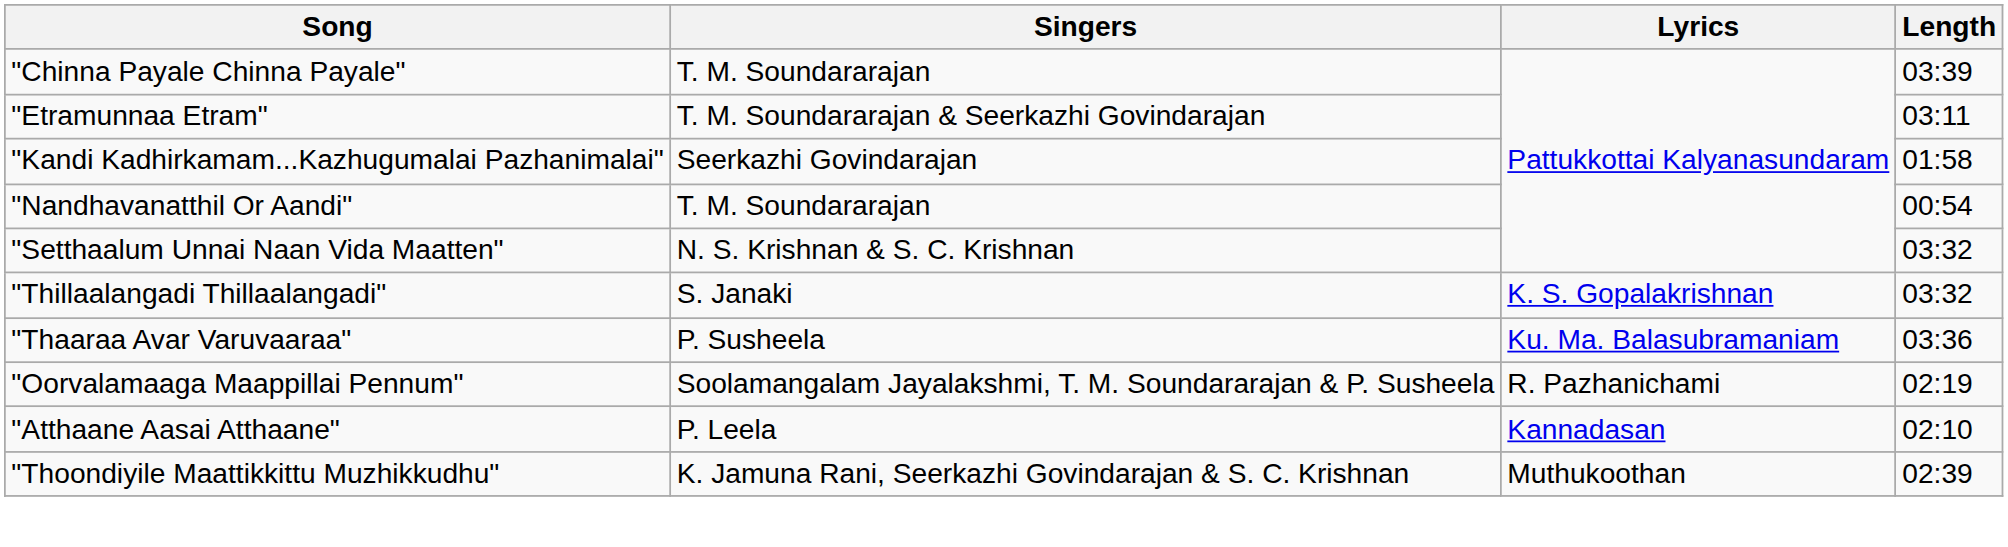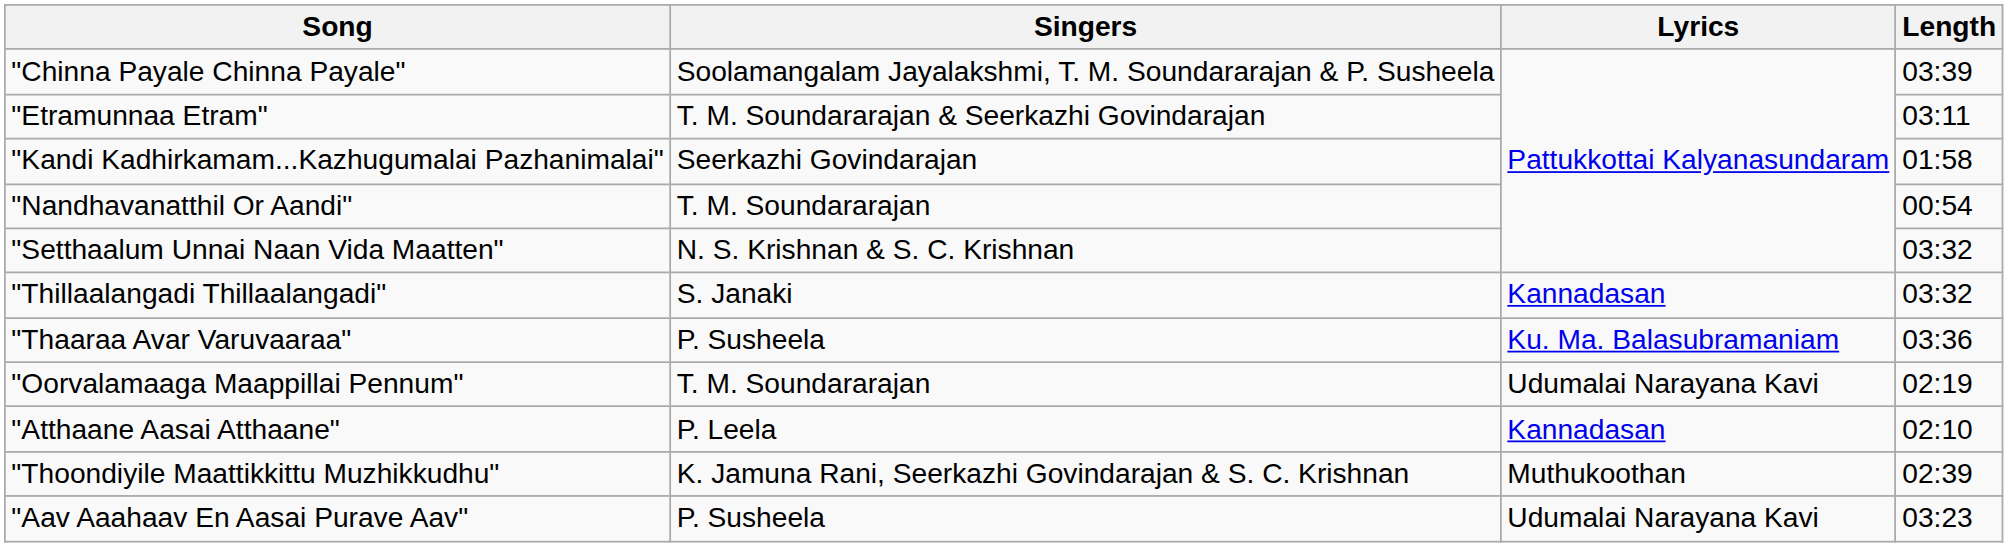(804, 71) T. M. Soundararajan -> (1086, 71) Soolamangalam Jayalakshmi, T. M. Soundararajan & P. Susheela
(1640, 294) K. S. Gopalakrishnan -> (1586, 294) Kannadasan
(1086, 384) Soolamangalam Jayalakshmi, T. M. Soundararajan & P. Susheela -> (804, 384) T. M. Soundararajan
(1614, 384) R. Pazhanichami -> (1663, 384) Udumalai Narayana Kavi
+ row: (240, 518)
